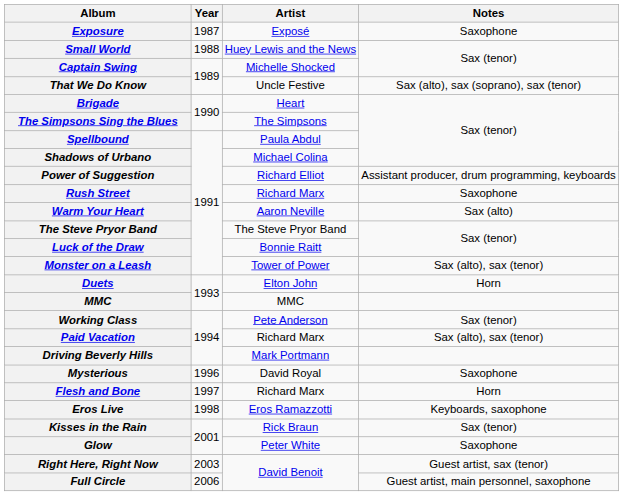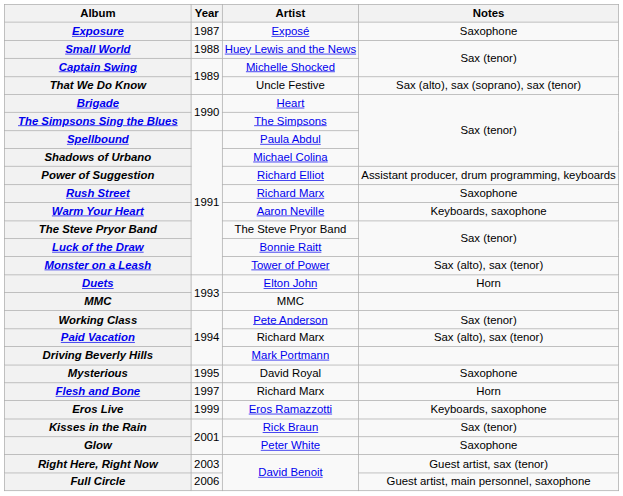(489, 211) Sax (alto) -> (489, 211) Keyboards, saxophone
(207, 373) 1996 -> (207, 373) 1995
(207, 409) 1998 -> (207, 409) 1999
